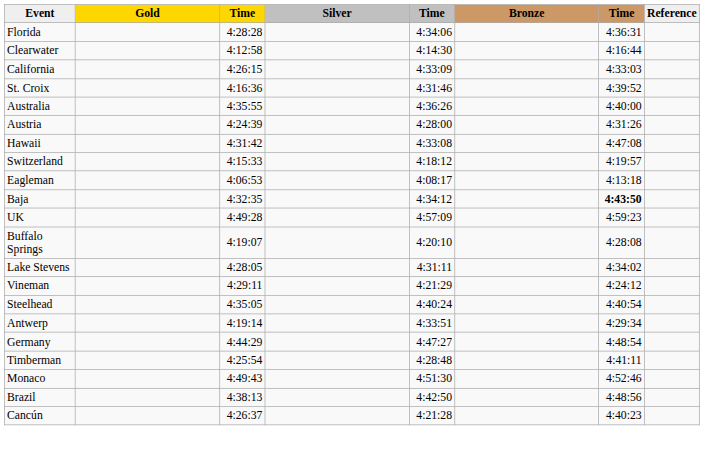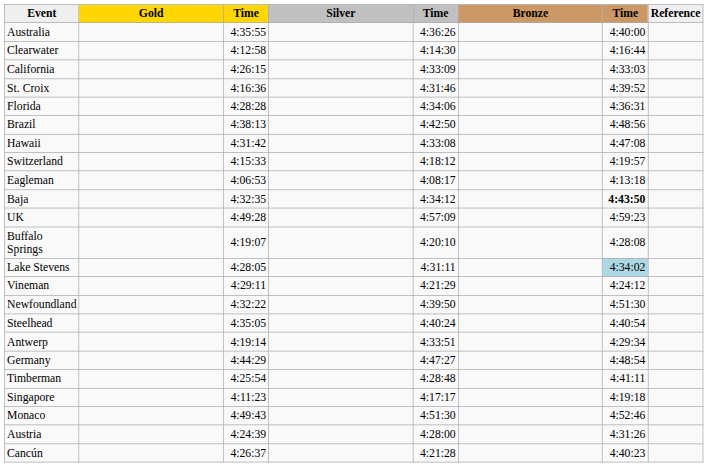rows swapped: (28, 106) <-> (24, 32)
rows swapped: (24, 124) <-> (21, 397)
(624, 267) no background -> (627, 267) lightblue background
+ row: (42, 304)
+ row: (31, 397)
